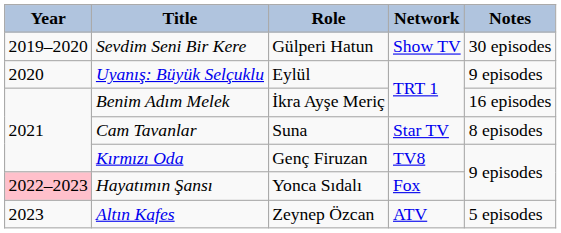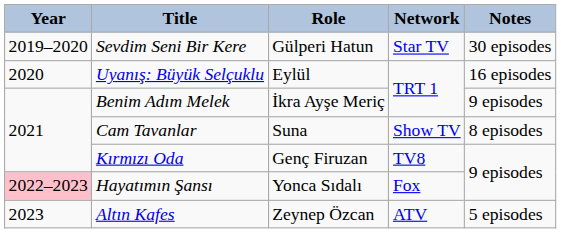(427, 46) Show TV -> (421, 46) Star TV
(506, 74) 9 episodes -> (510, 74) 16 episodes
(510, 102) 16 episodes -> (506, 102) 9 episodes
(421, 130) Star TV -> (427, 130) Show TV
